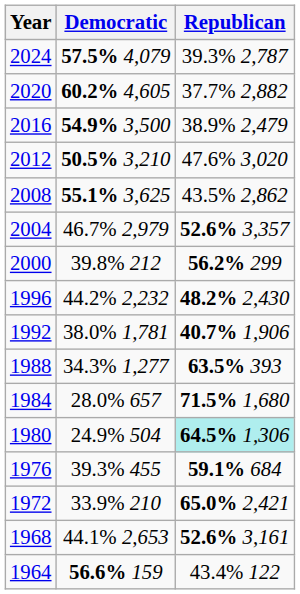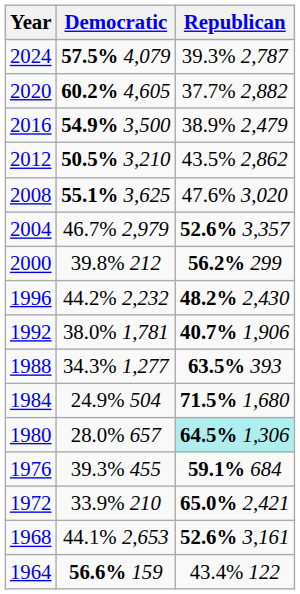(235, 159) 47.6% 3,020 -> (235, 159) 43.5% 2,862
(235, 194) 43.5% 2,862 -> (235, 194) 47.6% 3,020
(116, 400) 28.0% 657 -> (116, 400) 24.9% 504
(116, 434) 24.9% 504 -> (116, 434) 28.0% 657
